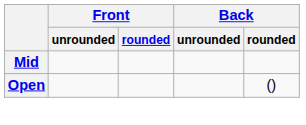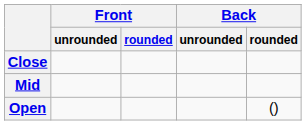+ row: (28, 62)
